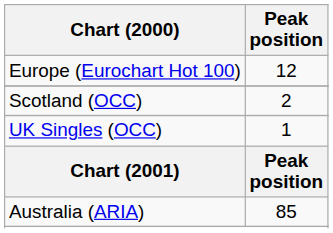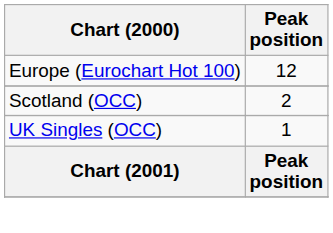- row: (77, 211)
